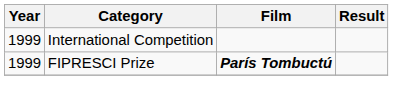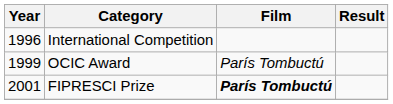(24, 39) 1999 -> (24, 39) 1996
+ row: (89, 63)
(24, 63) 1999 -> (24, 87) 2001
